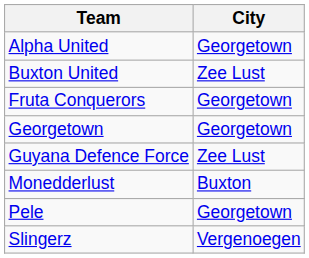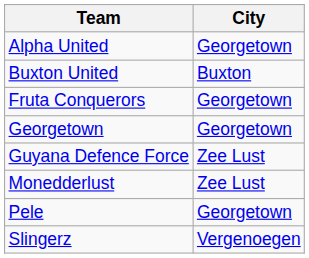(231, 73) Zee Lust -> (224, 73) Buxton
(224, 184) Buxton -> (231, 184) Zee Lust
